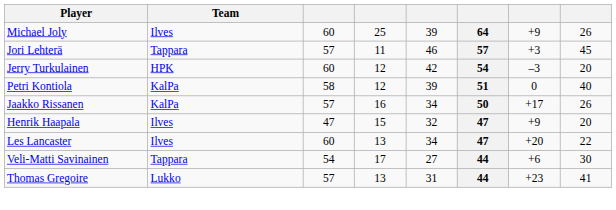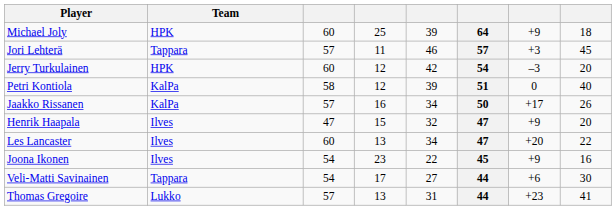(162, 31) Ilves -> (162, 31) HPK
(586, 31) 26 -> (586, 31) 18
+ row: (38, 159)
